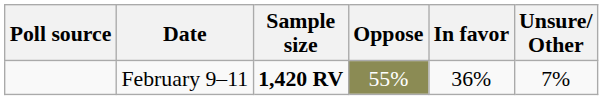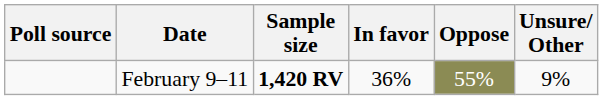columns swapped: (471, 33) <-> (388, 33)
(556, 78) 7% -> (556, 78) 9%
